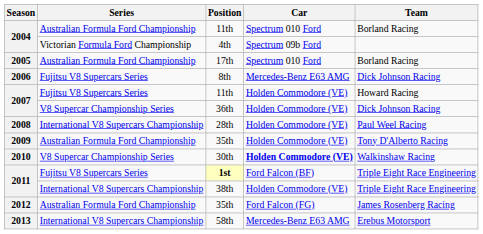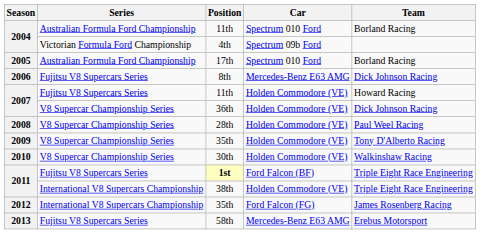(122, 124) International V8 Supercars Championship -> (107, 124) V8 Supercar Championship Series
(118, 141) Australian Formula Ford Championship -> (107, 141) V8 Supercar Championship Series
(299, 157) bold -> (297, 157) normal
(118, 205) Australian Formula Ford Championship -> (122, 205) International V8 Supercars Championship
(122, 221) International V8 Supercars Championship -> (94, 221) Fujitsu V8 Supercars Series
